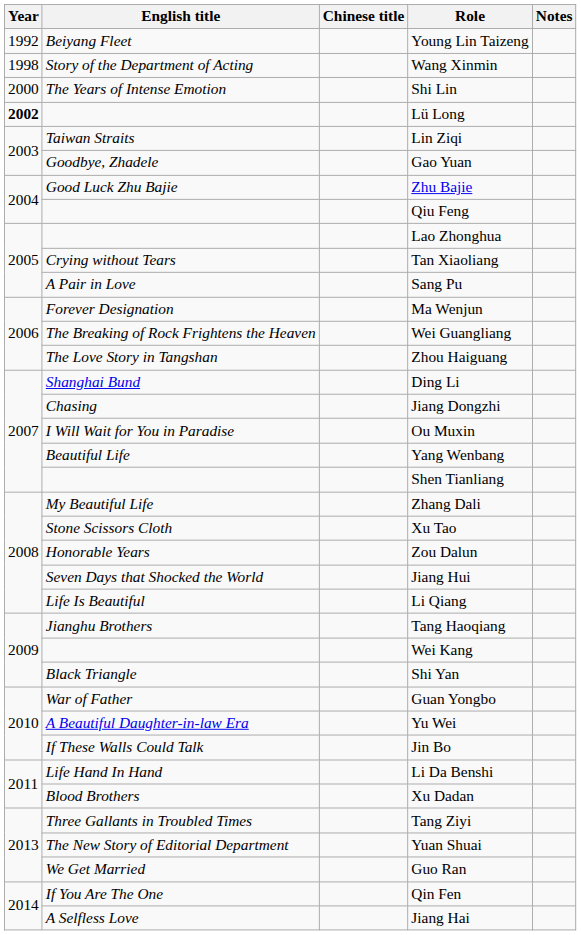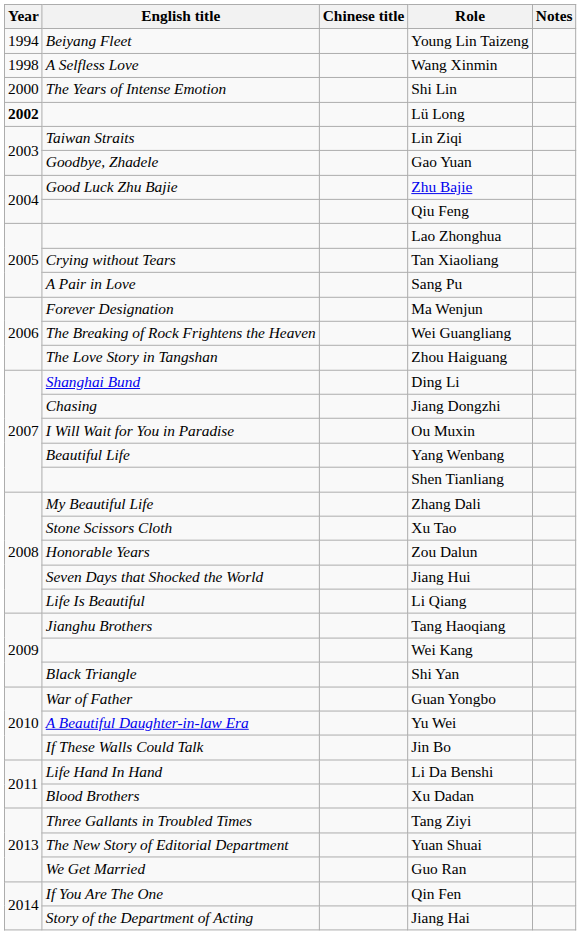(23, 41) 1992 -> (23, 41) 1994
(150, 65) Story of the Department of Acting -> (92, 65) A Selfless Love
(92, 917) A Selfless Love -> (150, 917) Story of the Department of Acting
